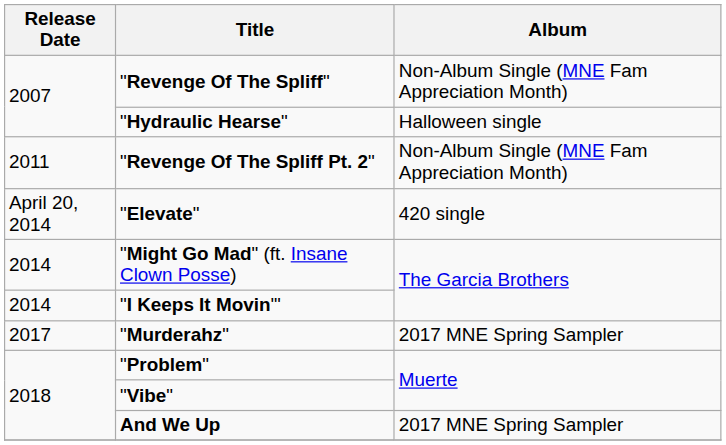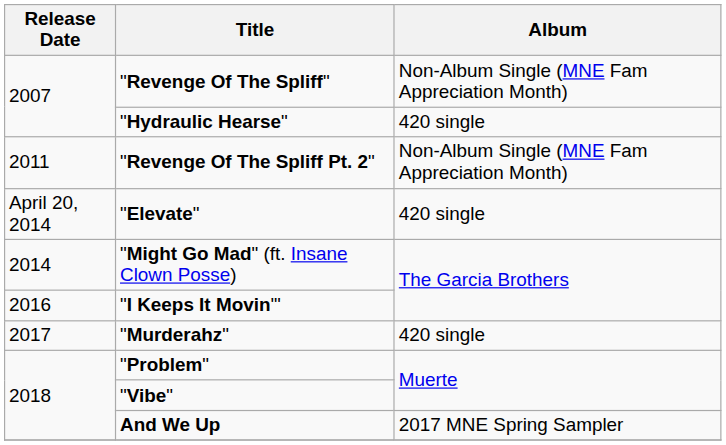(470, 121) Halloween single -> (442, 121) 420 single
(30, 305) 2014 -> (30, 305) 2016
(511, 335) 2017 MNE Spring Sampler -> (442, 335) 420 single
